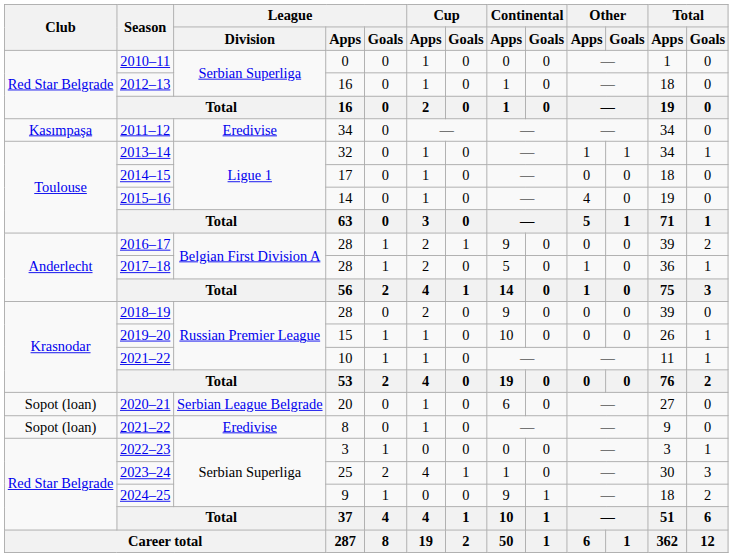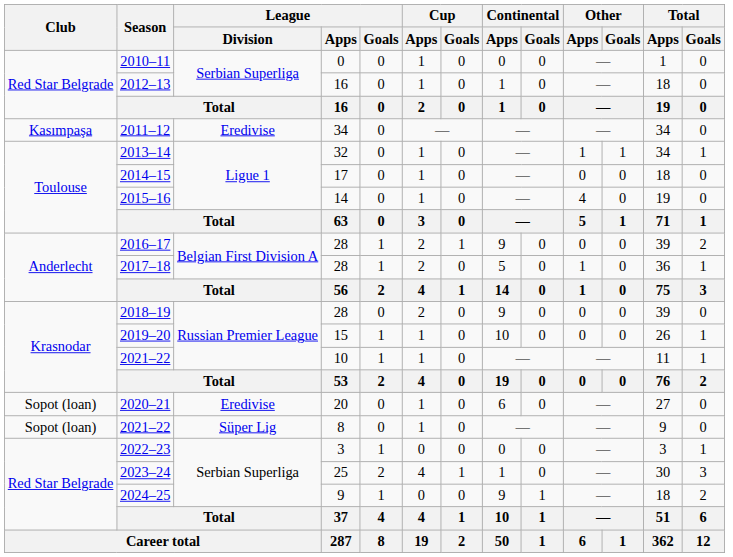(250, 404) Serbian League Belgrade -> (248, 404) Eredivise
(250, 426) Eredivise -> (248, 426) Süper Lig
